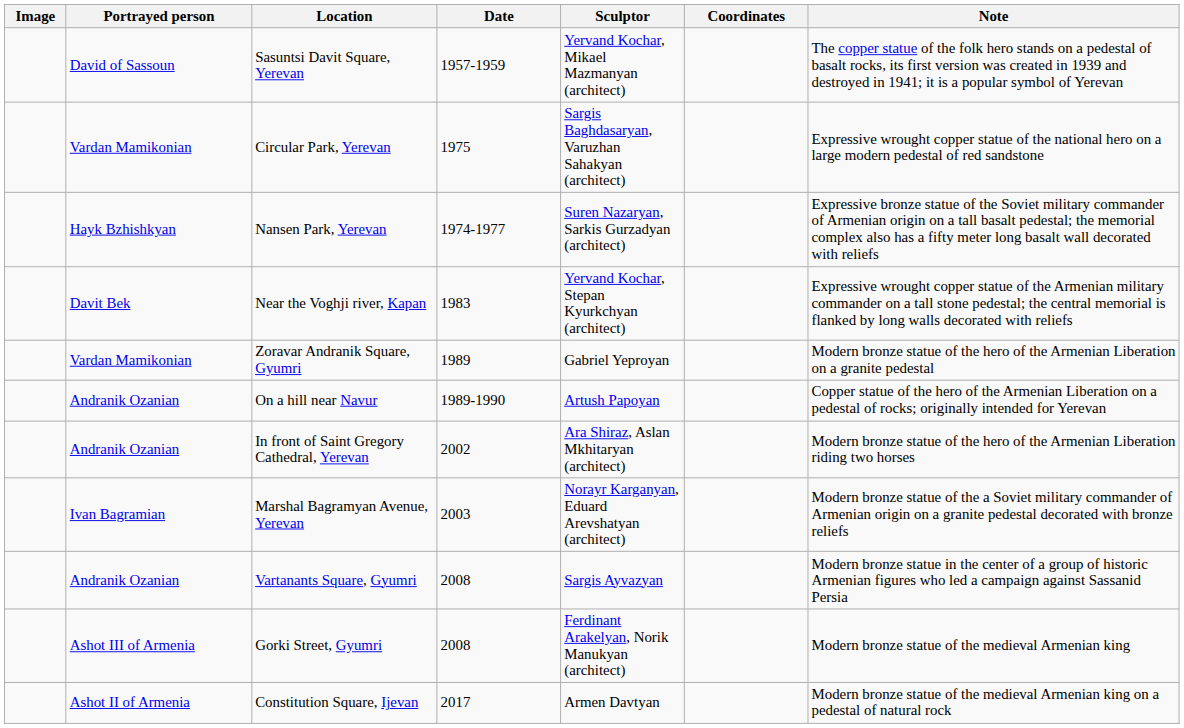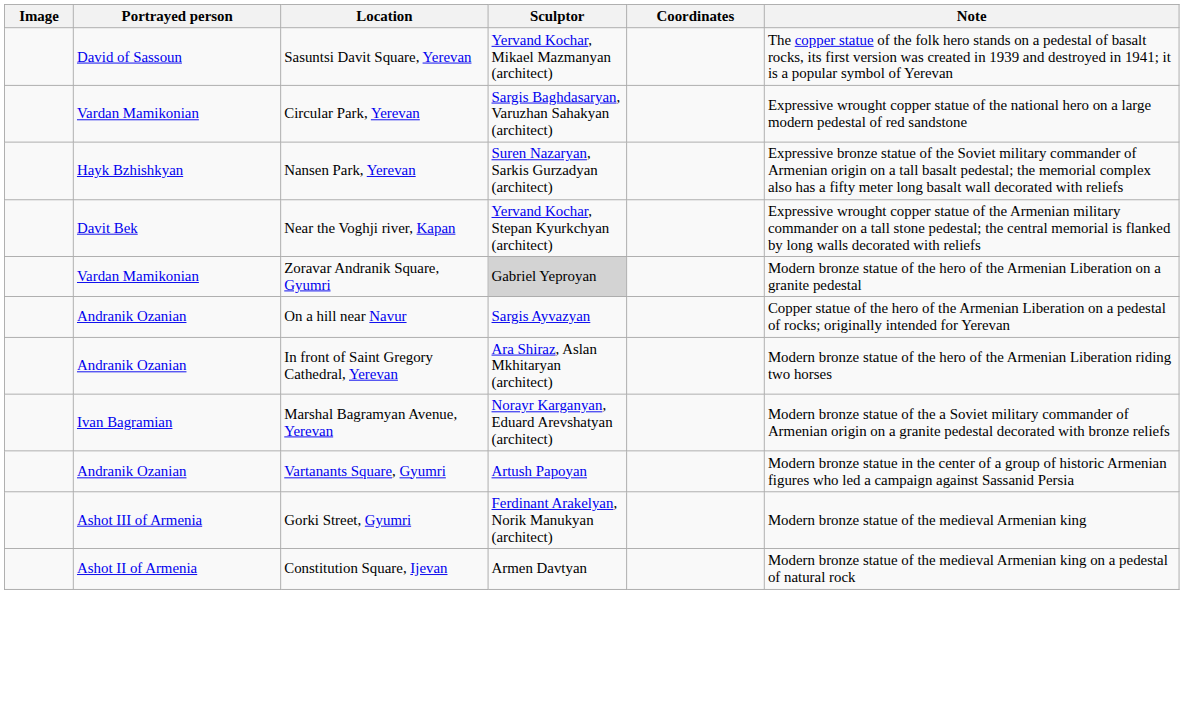- column: (499, 16)
(617, 360) no background -> (544, 276) lightgrey background
(612, 400) Artush Papoyan -> (541, 316) Sargis Ayvazyan
(614, 580) Sargis Ayvazyan -> (539, 471) Artush Papoyan
